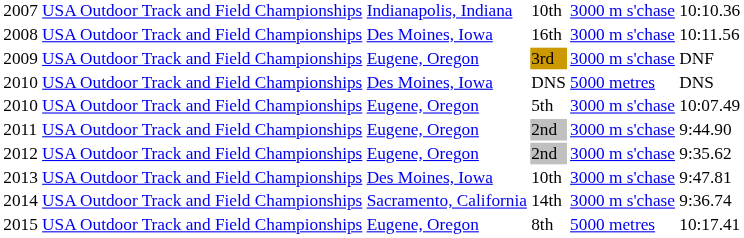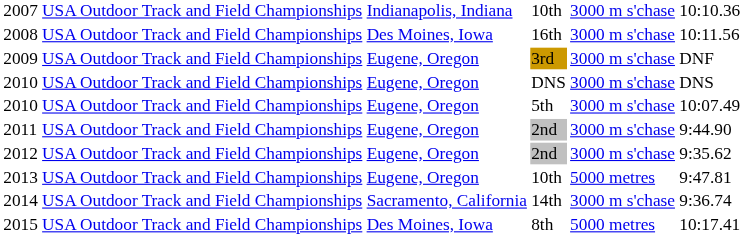(430, 82) Des Moines, Iowa -> (423, 82) Eugene, Oregon
(613, 82) 5000 metres -> (623, 82) 3000 m s'chase
(430, 177) Des Moines, Iowa -> (423, 177) Eugene, Oregon
(623, 177) 3000 m s'chase -> (613, 177) 5000 metres
(423, 224) Eugene, Oregon -> (430, 224) Des Moines, Iowa
